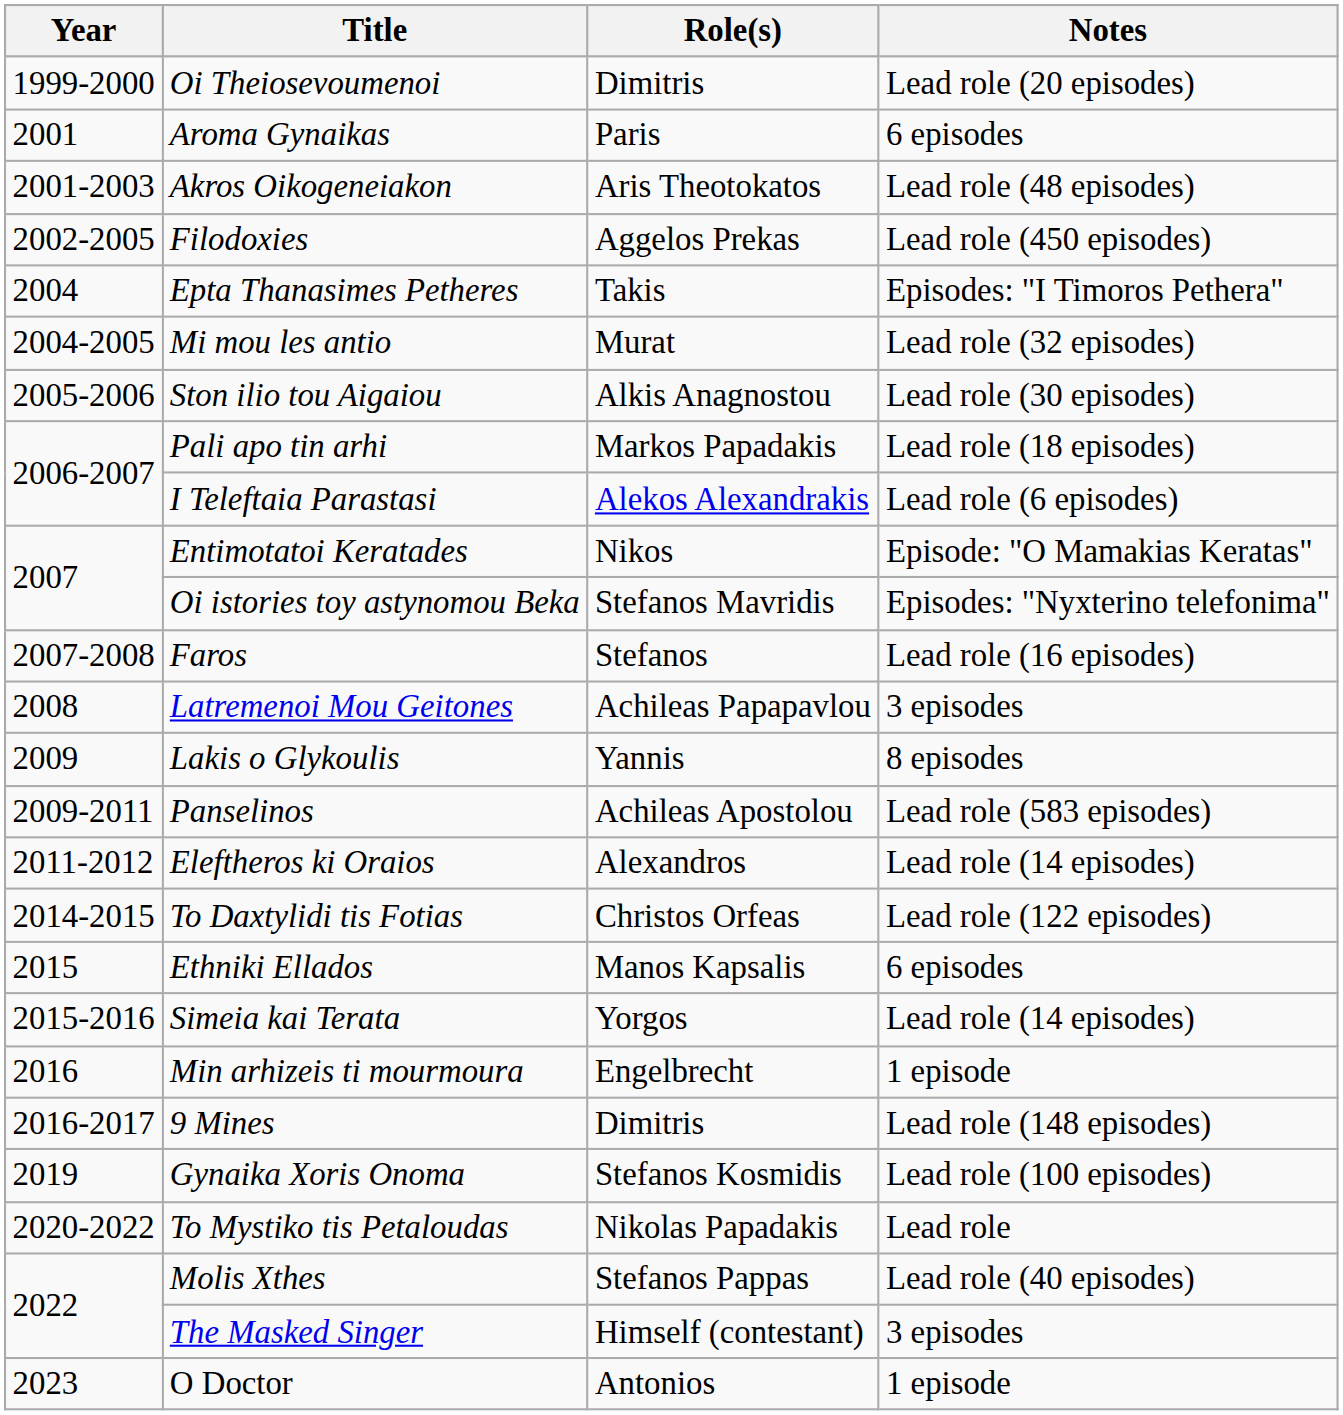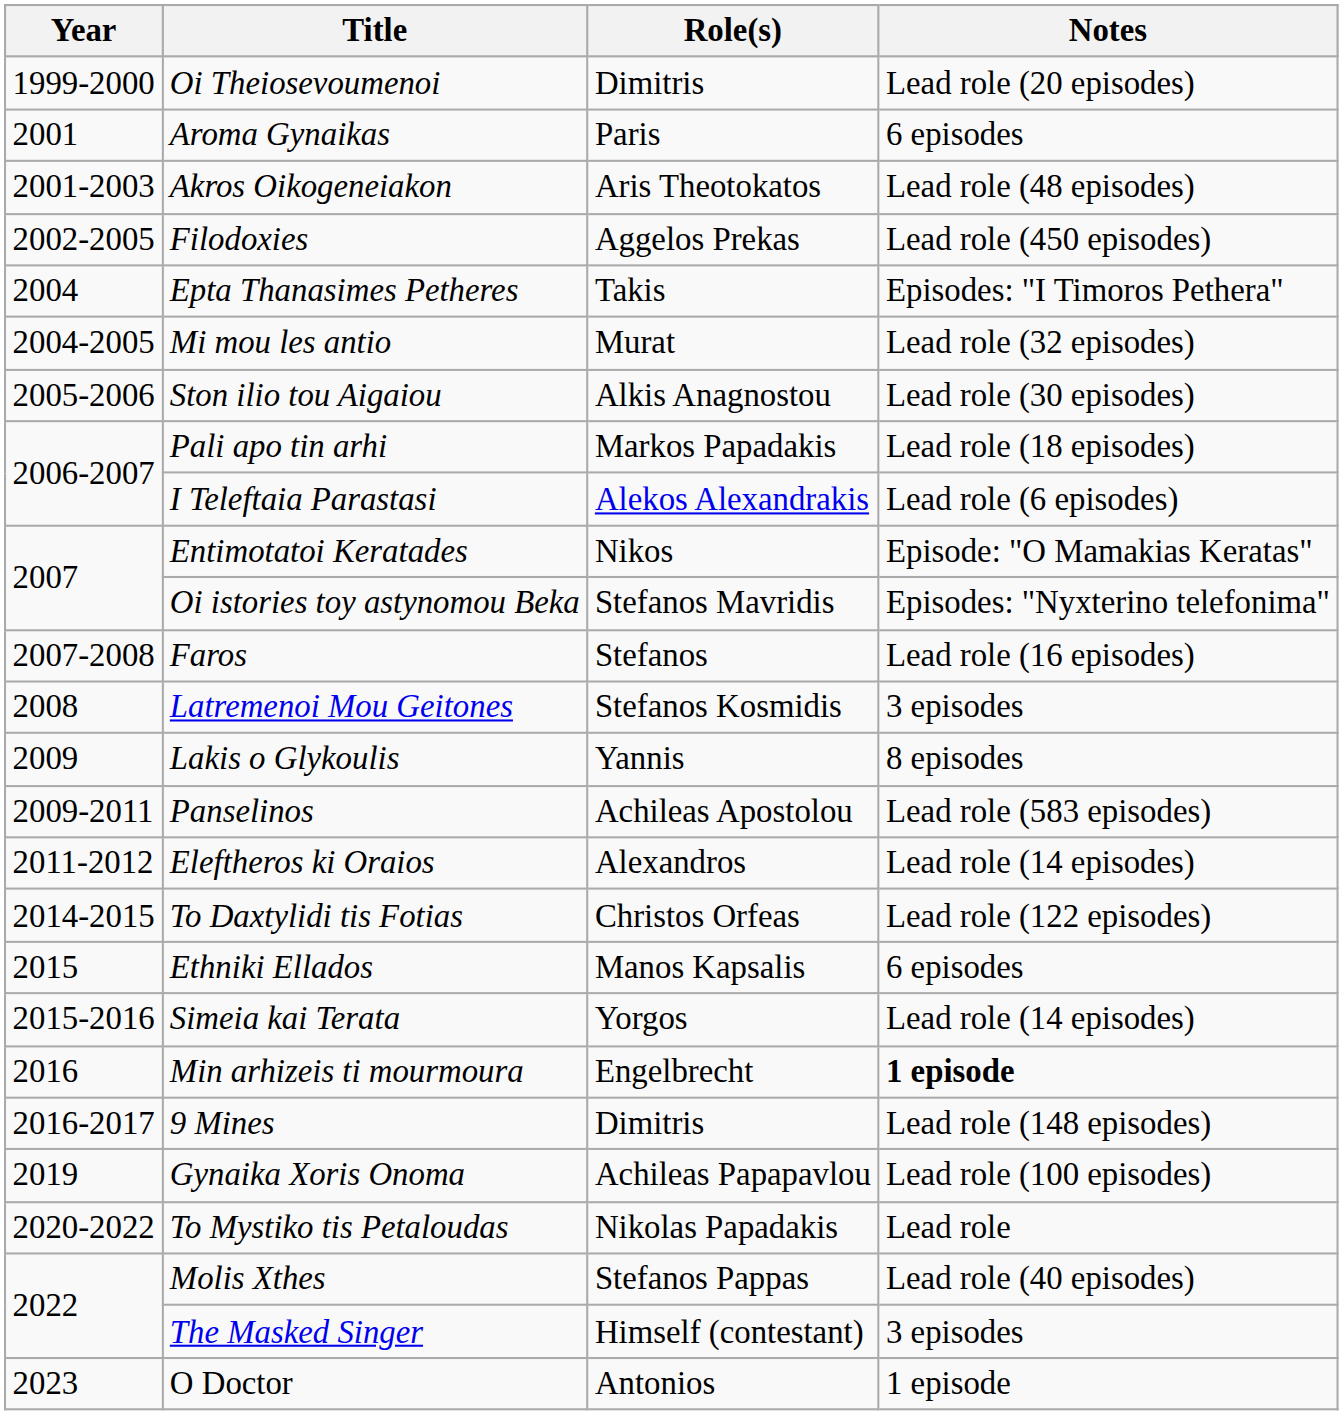(733, 706) Achileas Papapavlou -> (718, 706) Stefanos Kosmidis
(948, 1070) normal -> (950, 1070) bold
(718, 1174) Stefanos Kosmidis -> (733, 1174) Achileas Papapavlou
